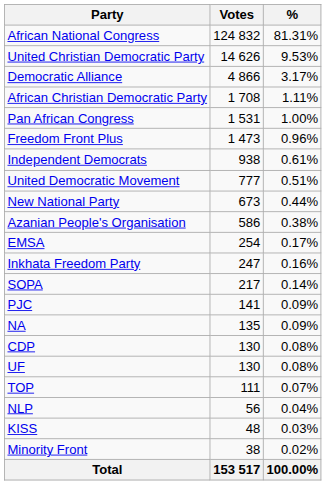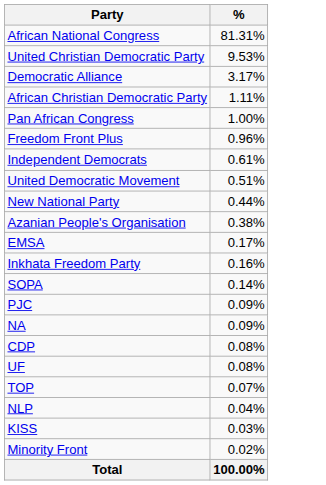- column: (237, 15)
